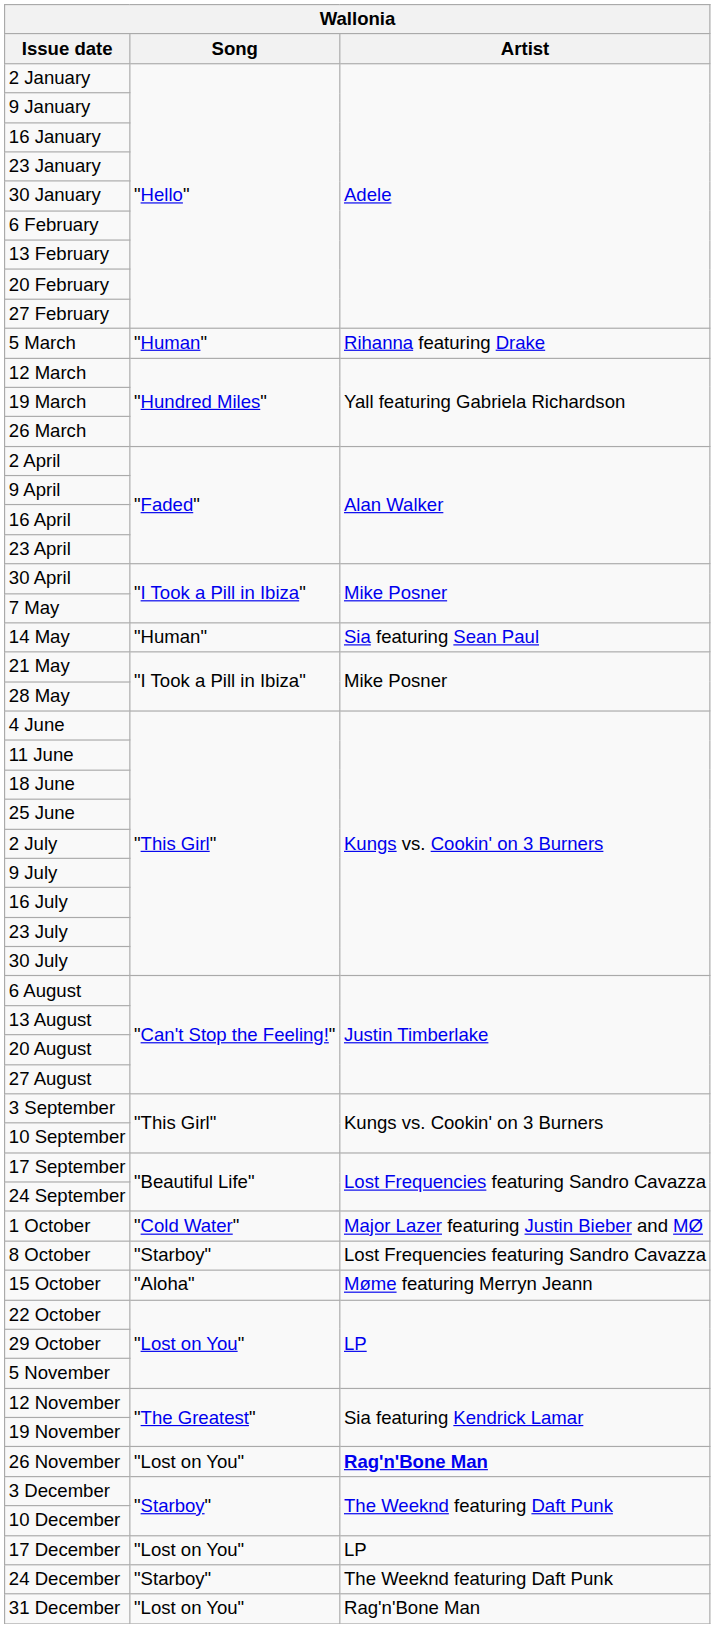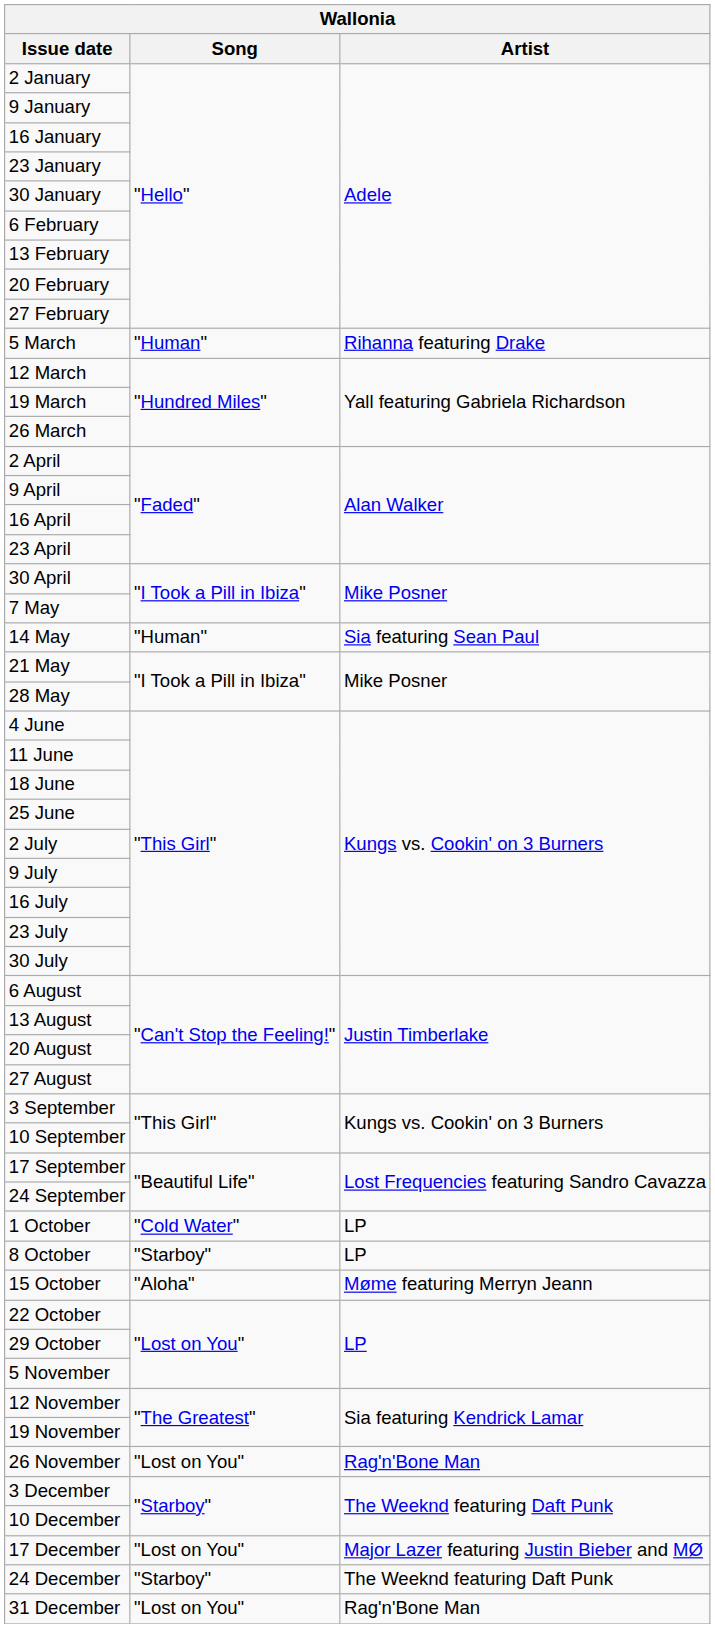(524, 1226) Major Lazer featuring Justin Bieber and MØ -> (355, 1226) LP
(525, 1255) Lost Frequencies featuring Sandro Cavazza -> (355, 1255) LP
(416, 1461) bold -> (412, 1461) normal
(355, 1549) LP -> (524, 1549) Major Lazer featuring Justin Bieber and MØ
